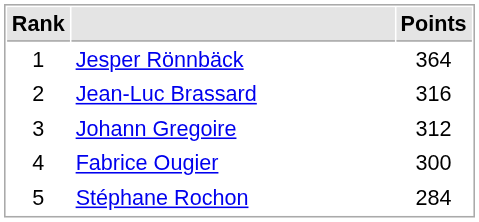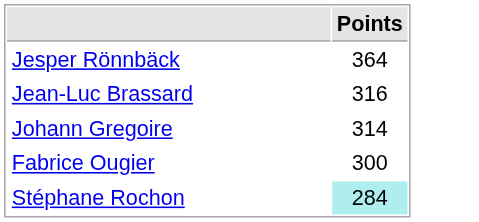- column: (38, 24)
(434, 129) 312 -> (370, 129) 314
(434, 198) no background -> (370, 198) paleturquoise background
